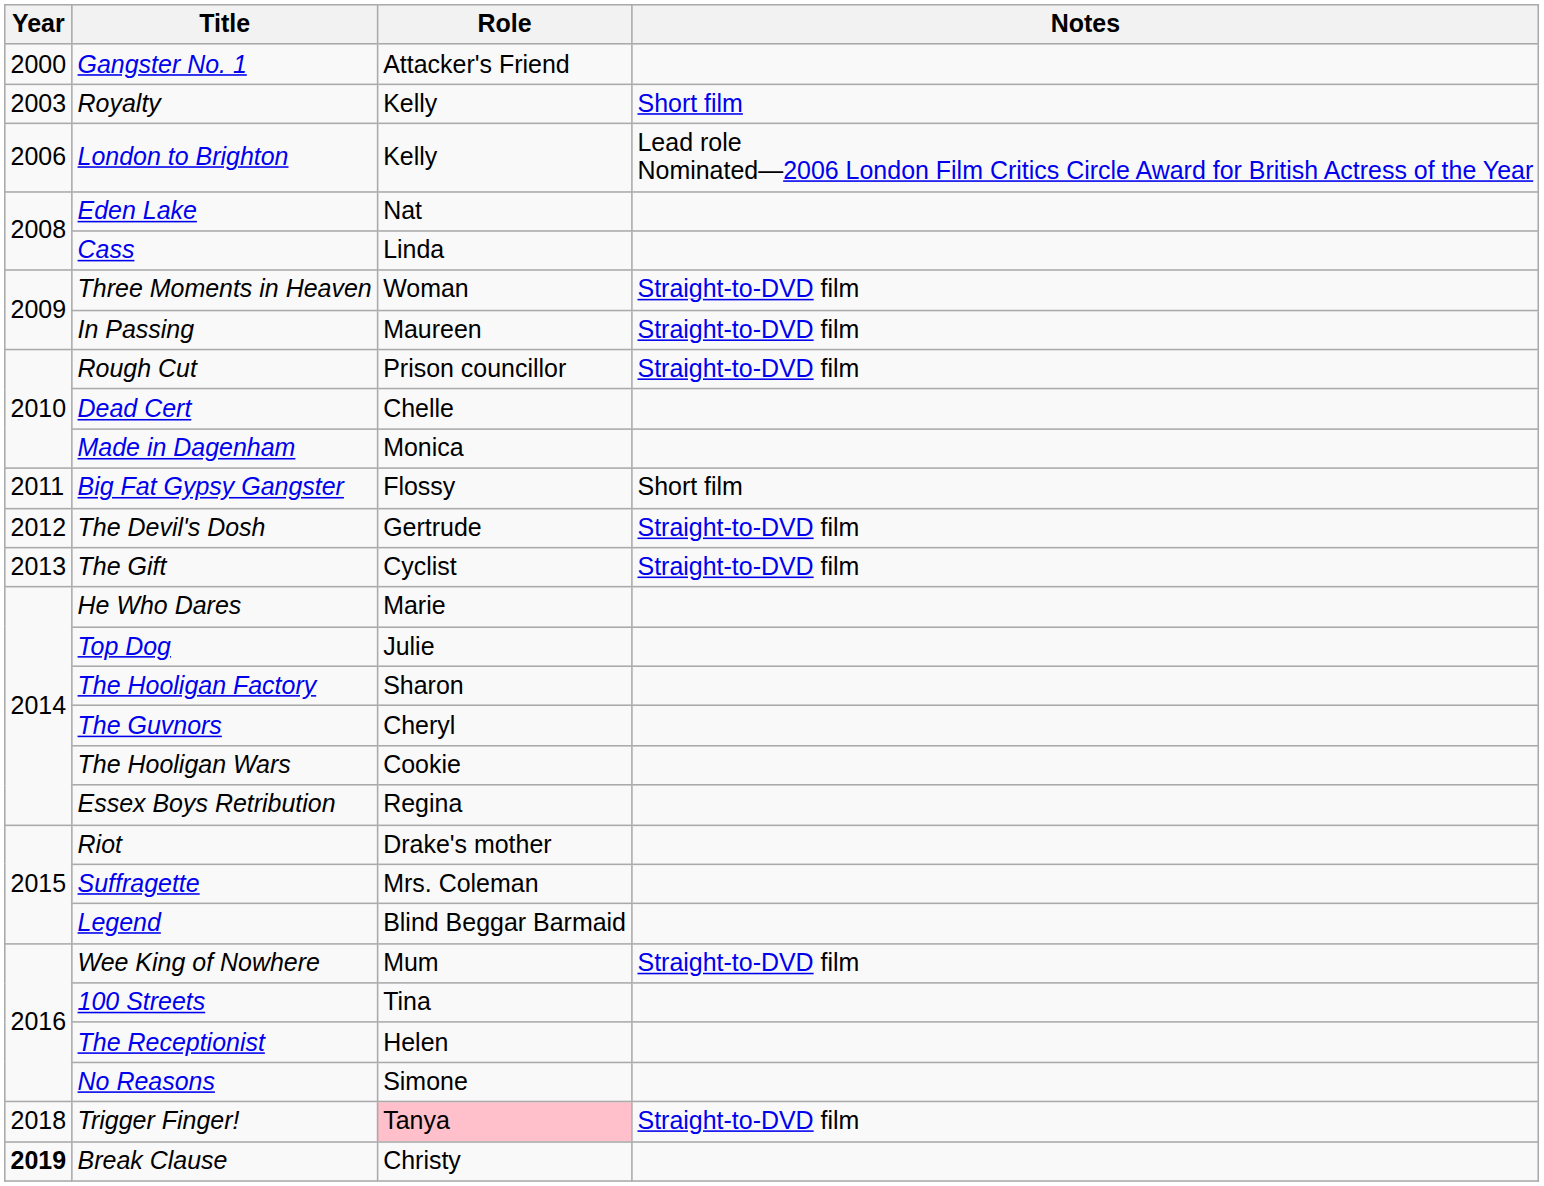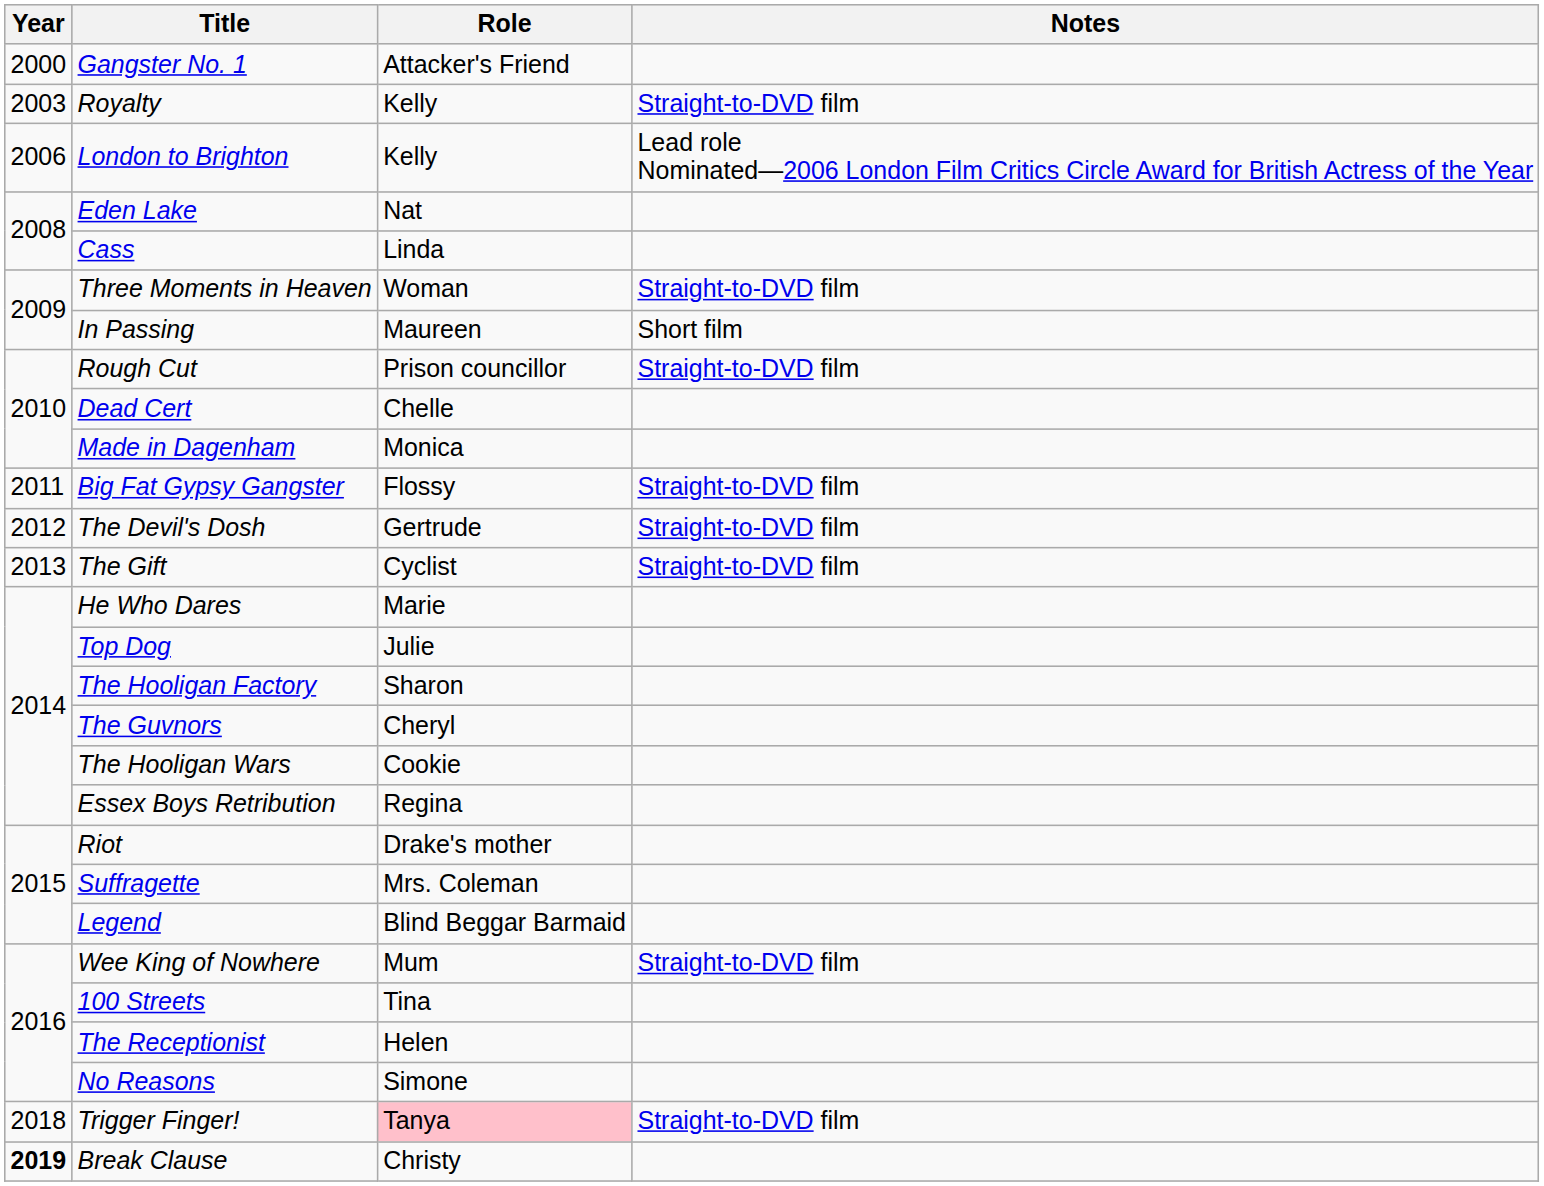(690, 103) Short film -> (748, 103) Straight-to-DVD film
(748, 329) Straight-to-DVD film -> (690, 329) Short film
(690, 487) Short film -> (748, 487) Straight-to-DVD film
